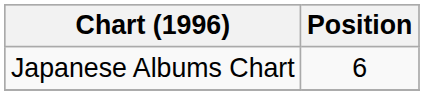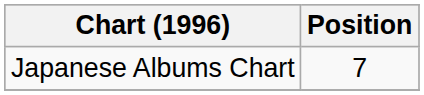(360, 68) 6 -> (360, 68) 7
